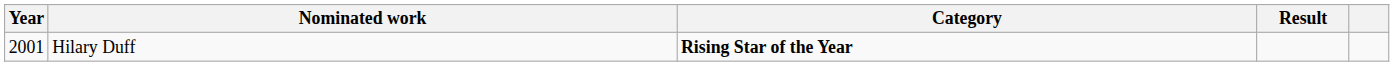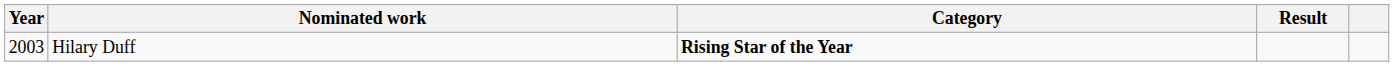(26, 46) 2001 -> (26, 46) 2003
